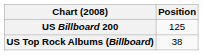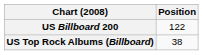(177, 27) 125 -> (177, 27) 122
